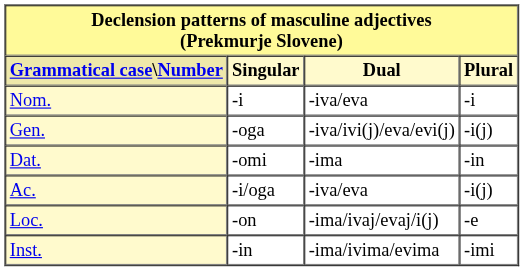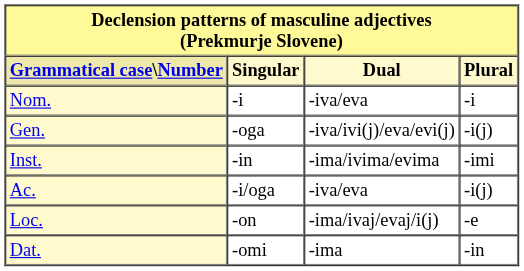rows swapped: (25, 160) <-> (26, 250)
